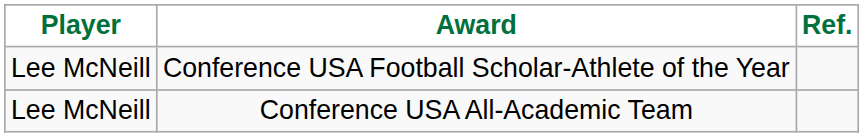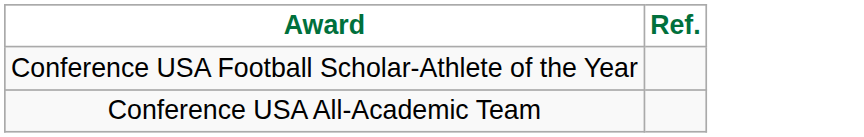- column: (81, 25)
